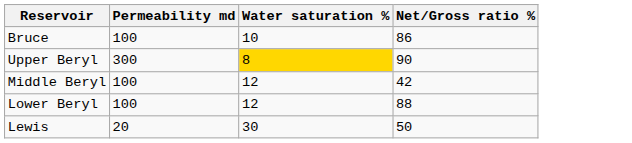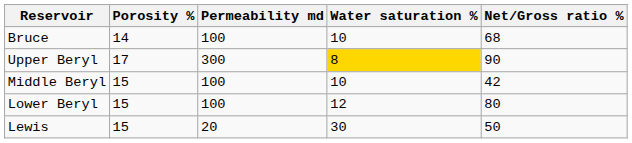+ column: (154, 16)
(404, 38) 86 -> (493, 38) 68
(250, 82) 12 -> (339, 82) 10
(404, 105) 88 -> (493, 105) 80
